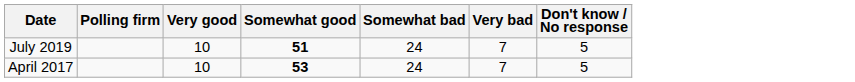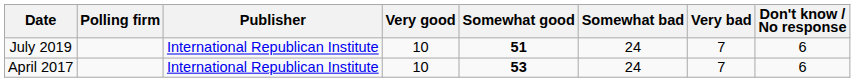+ column: (273, 21)
(584, 47) 5 -> (802, 47) 6
(584, 67) 5 -> (802, 67) 6
